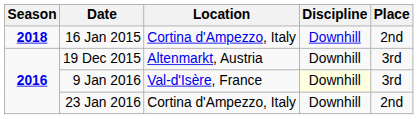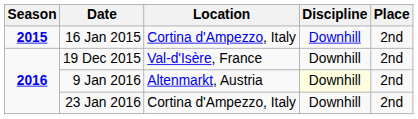(32, 37) 2018 -> (32, 37) 2015
(205, 59) Altenmarkt, Austria -> (205, 59) Val-d'Isère, France
(392, 59) 3rd -> (392, 59) 2nd
(205, 80) Val-d'Isère, France -> (205, 80) Altenmarkt, Austria
(392, 80) 3rd -> (392, 80) 2nd
